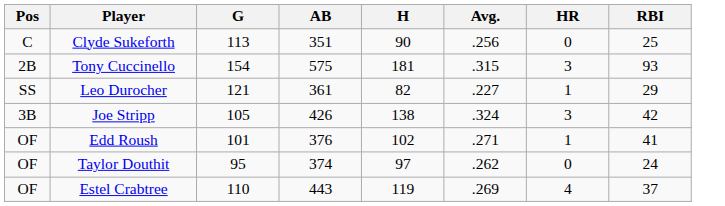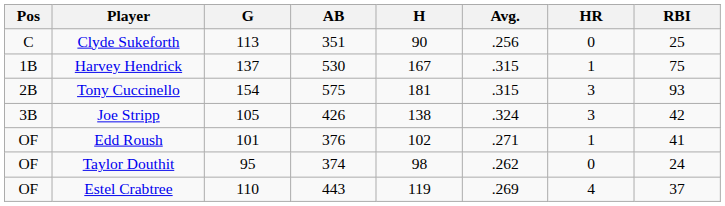+ row: (128, 66)
- row: (124, 90)
(403, 164) 97 -> (419, 164) 98
